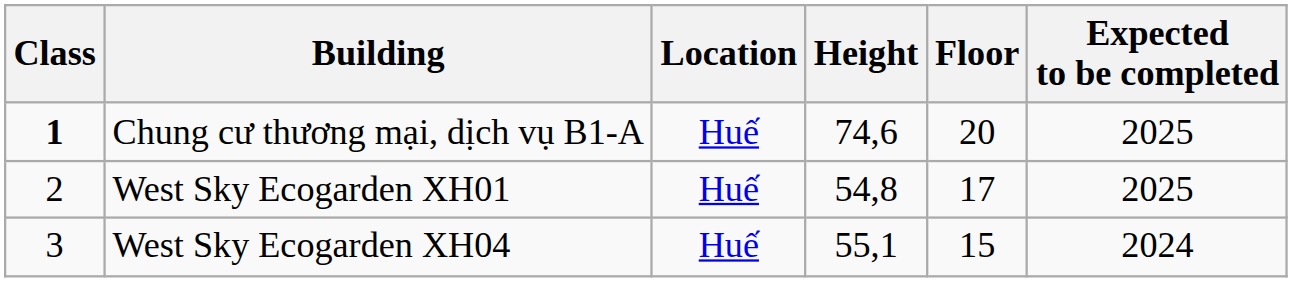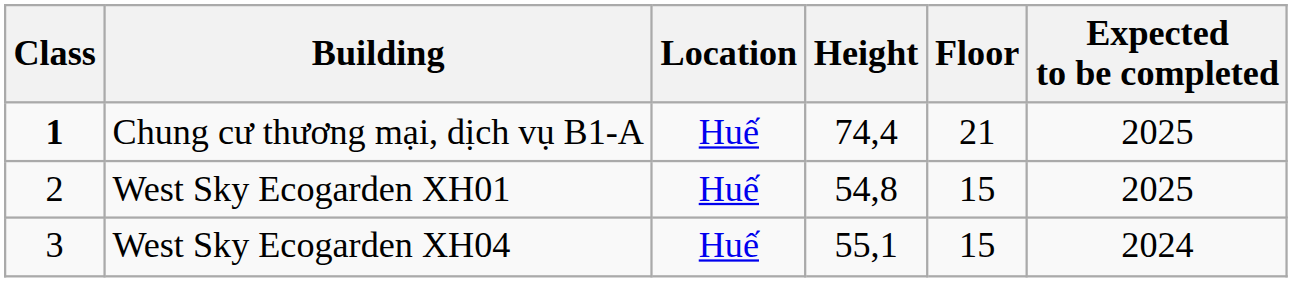(866, 131) 74,6 -> (866, 131) 74,4
(977, 131) 20 -> (977, 131) 21
(977, 188) 17 -> (977, 188) 15
